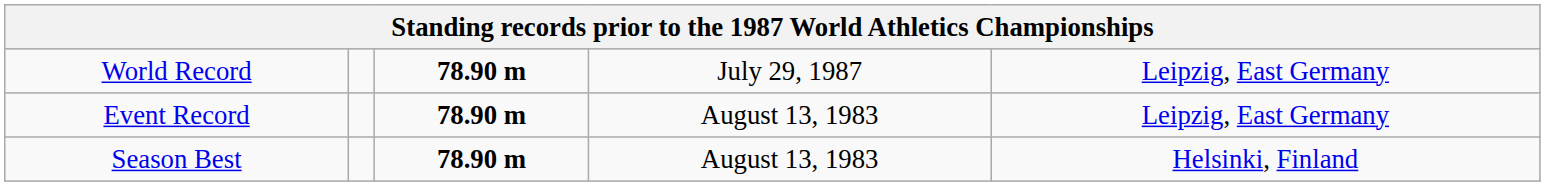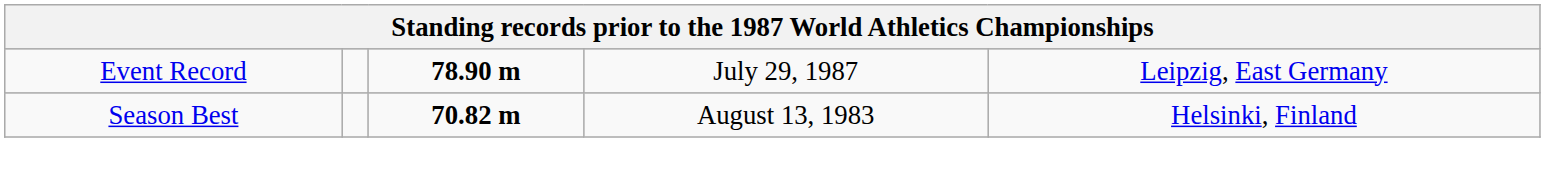- row: (177, 70)
(790, 114) August 13, 1983 -> (786, 70) July 29, 1987
(481, 158) 78.90 m -> (476, 114) 70.82 m
